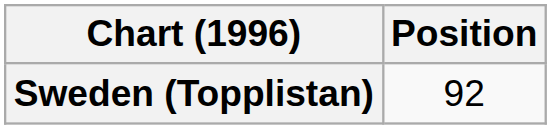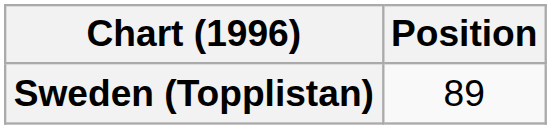(464, 92) 92 -> (464, 92) 89
